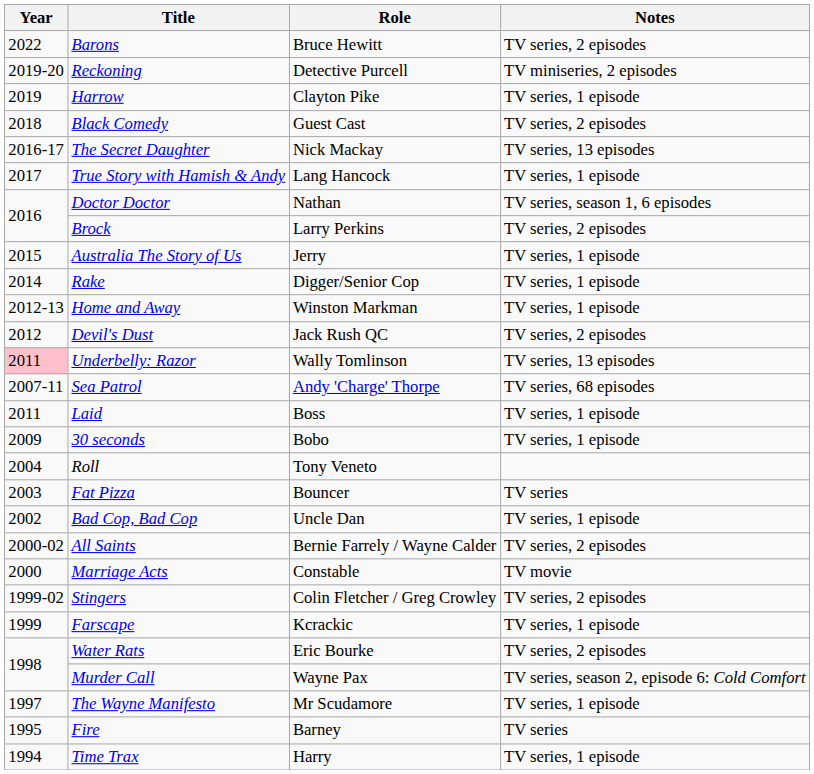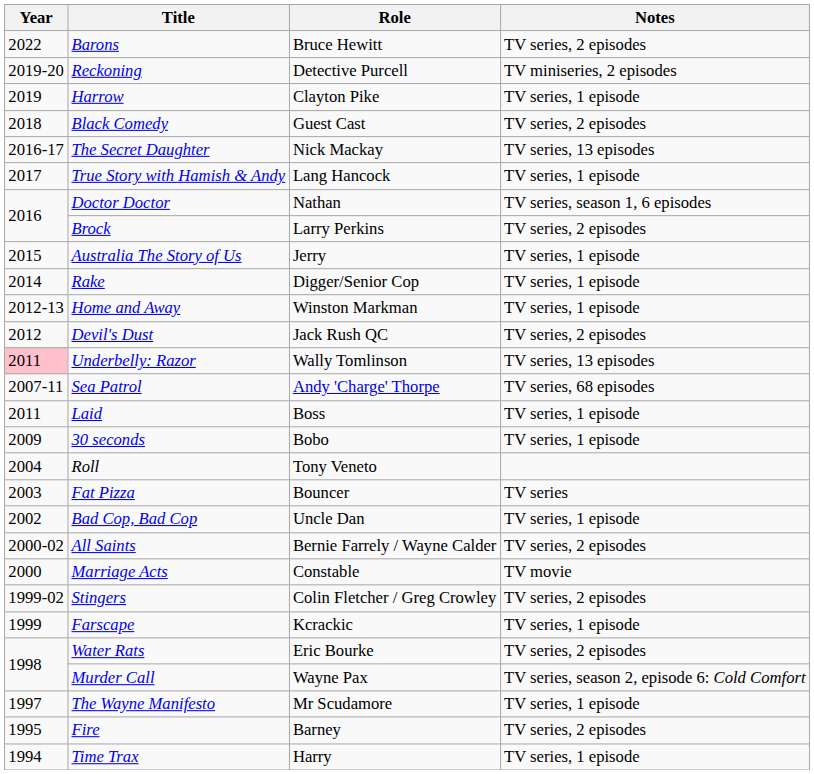(536, 730) TV series -> (575, 730) TV series, 2 episodes
